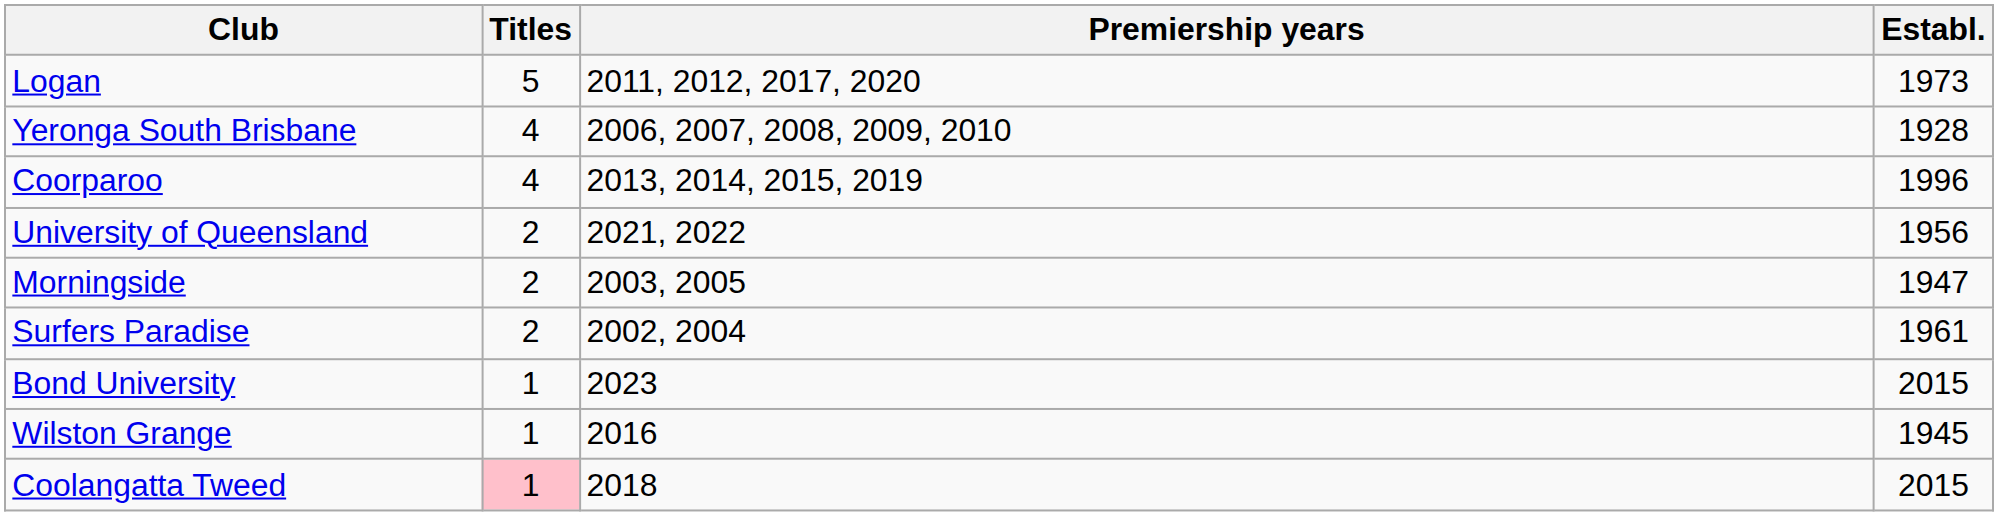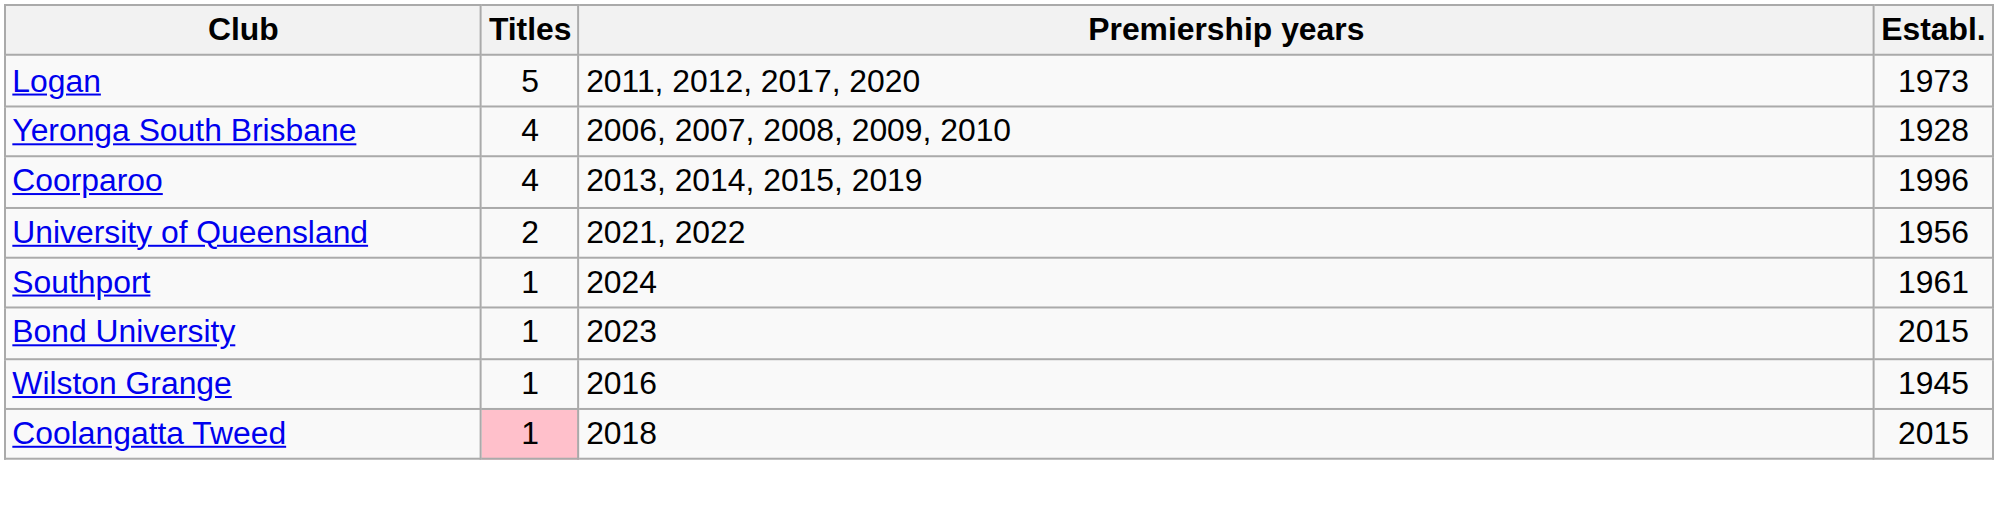- row: (99, 282)
- row: (131, 332)
+ row: (81, 282)
